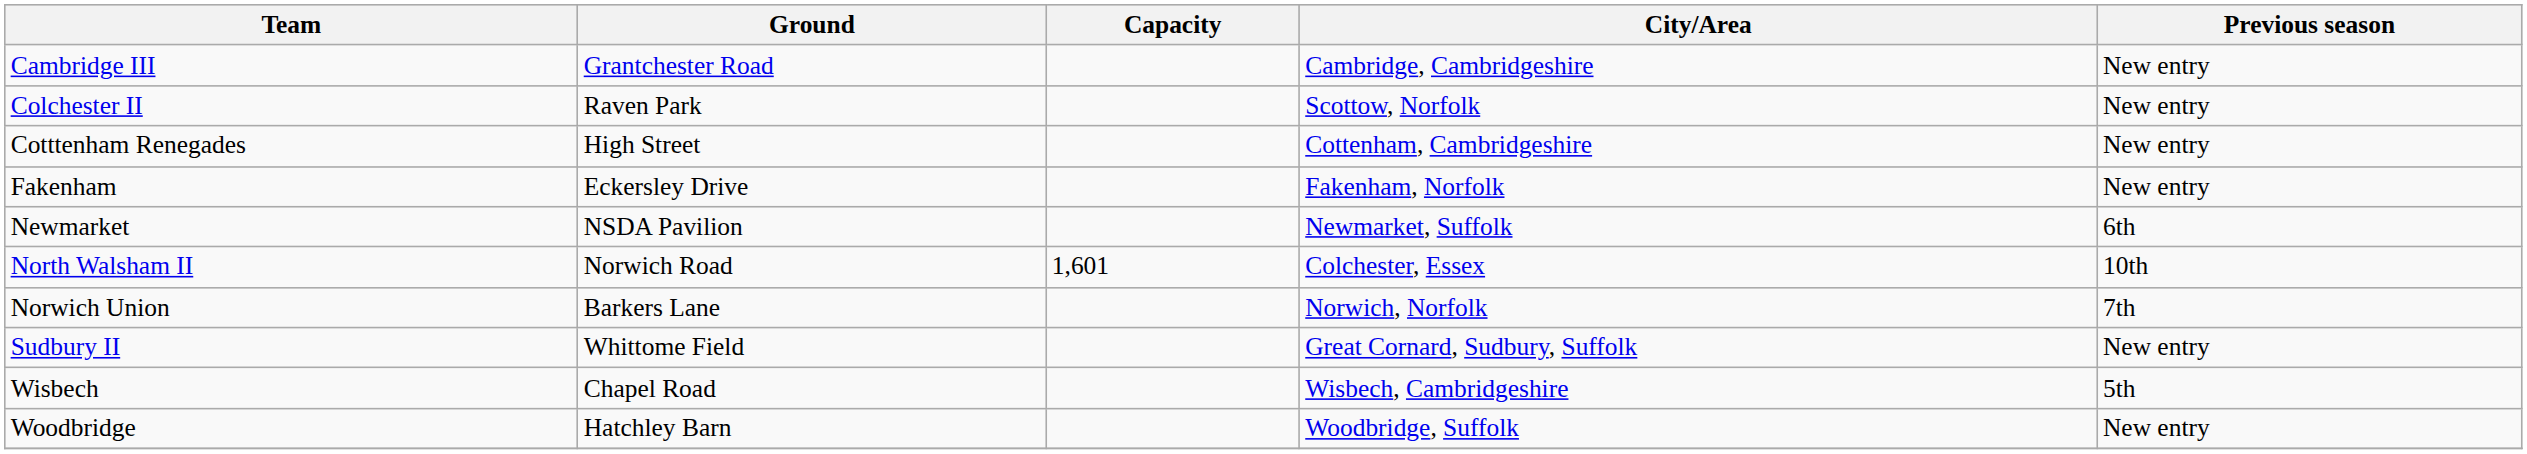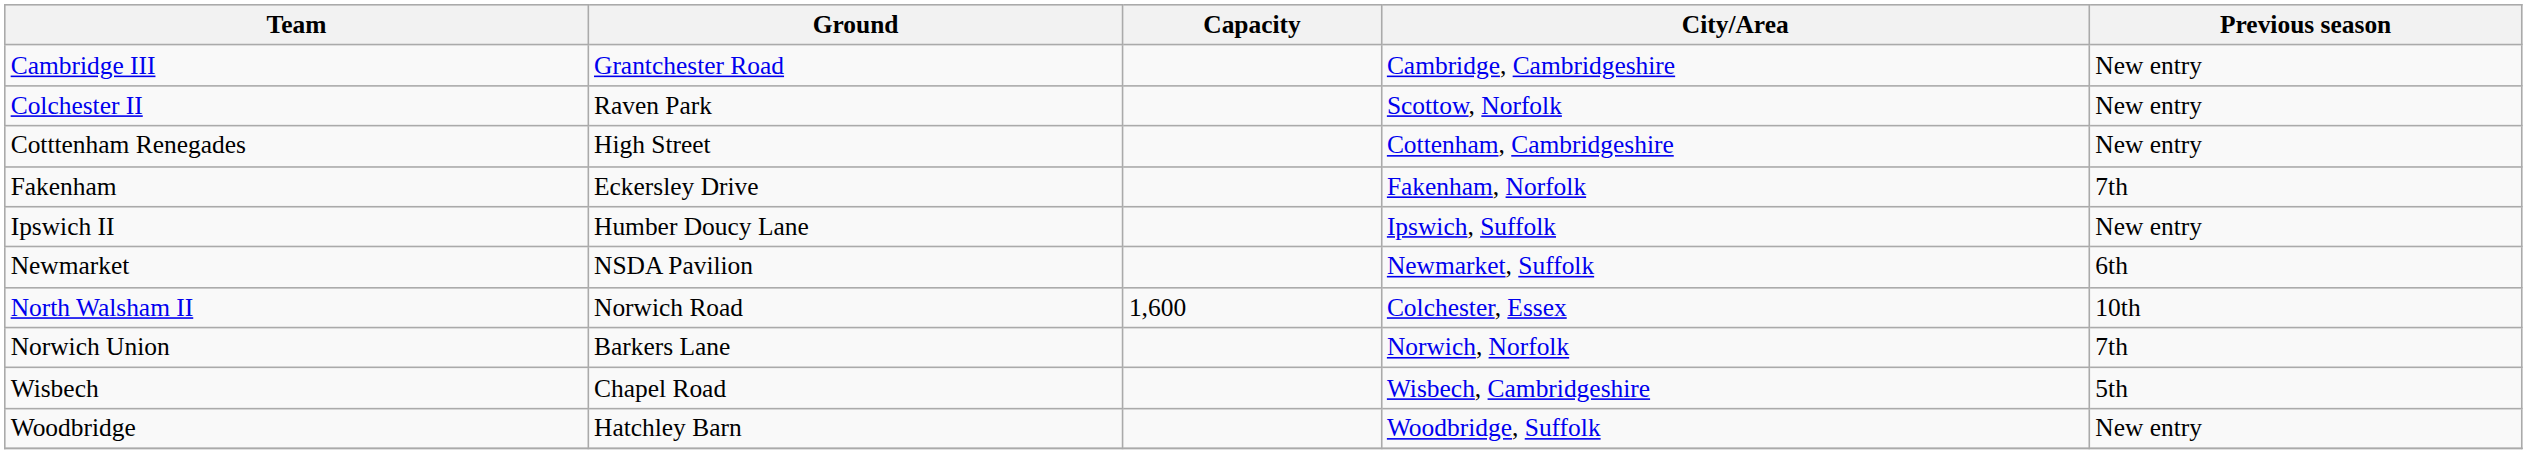(2156, 186) New entry -> (2112, 186) 7th
+ row: (63, 226)
(1080, 266) 1,601 -> (1158, 307) 1,600
- row: (65, 347)
